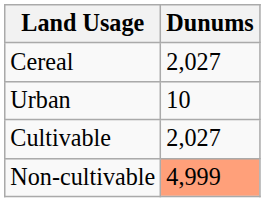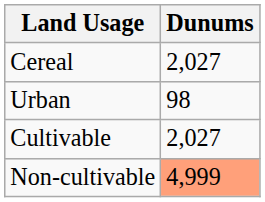(178, 100) 10 -> (178, 100) 98
